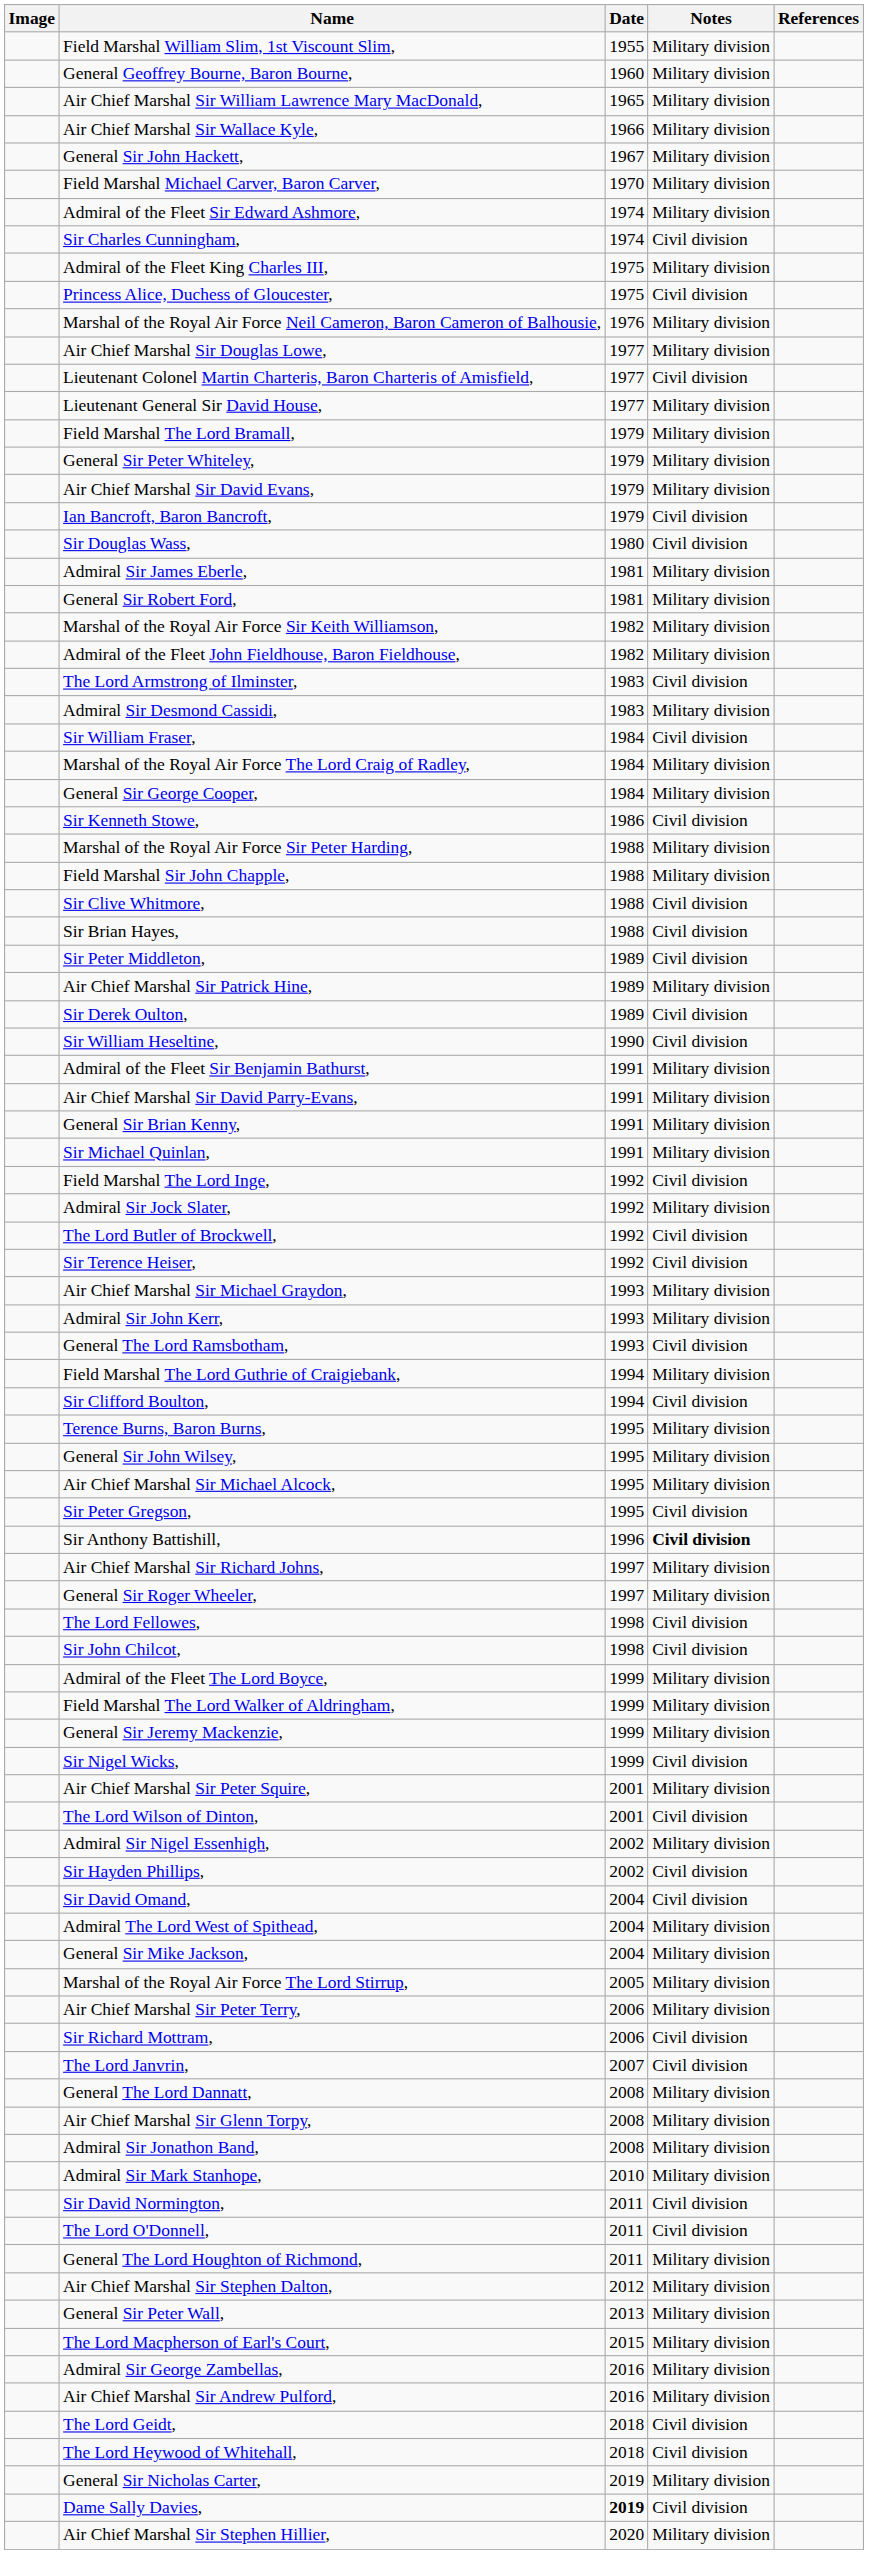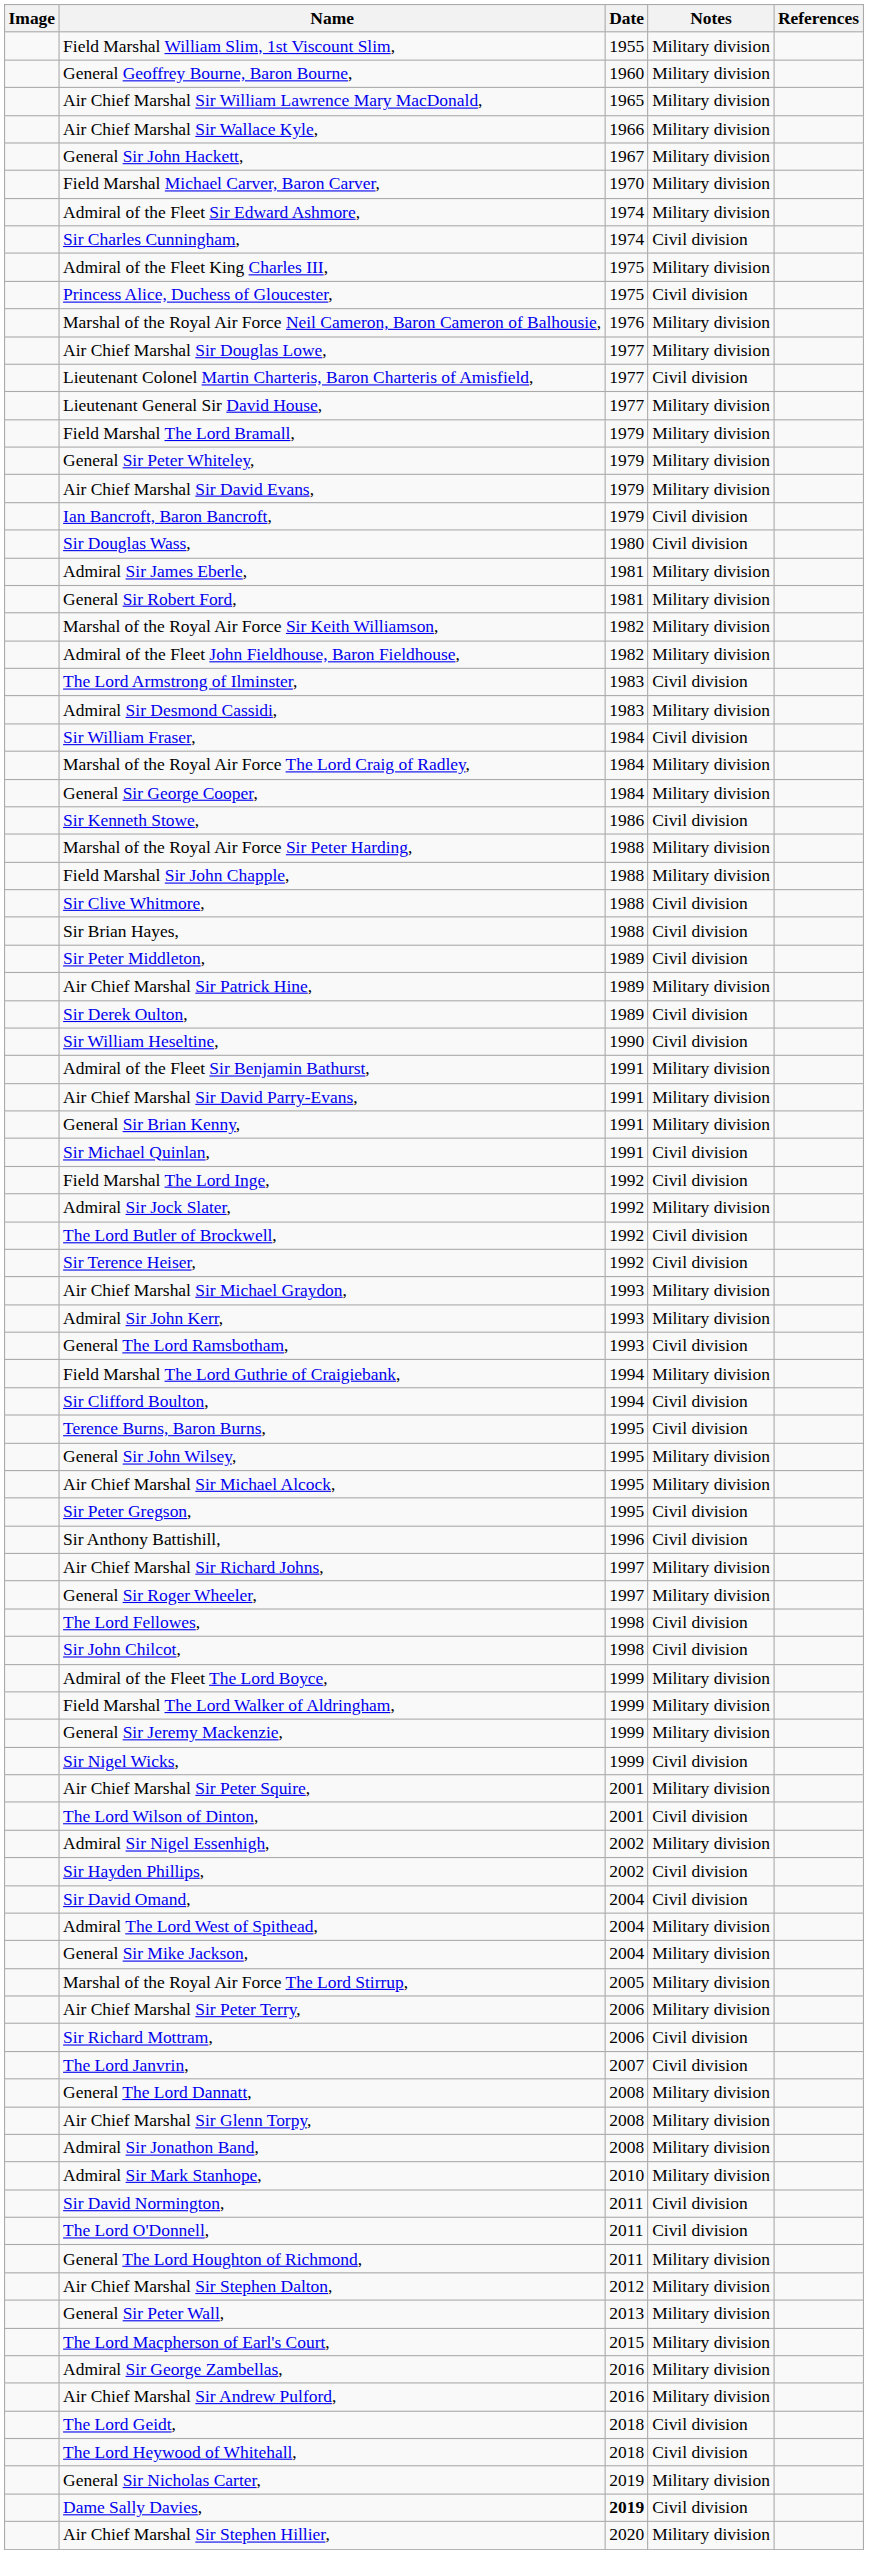(711, 1152) Military division -> (700, 1152) Civil division
(711, 1428) Military division -> (700, 1428) Civil division
(701, 1539) bold -> (700, 1539) normal
